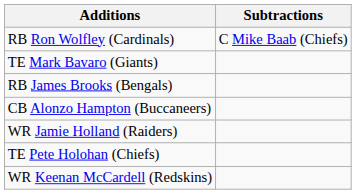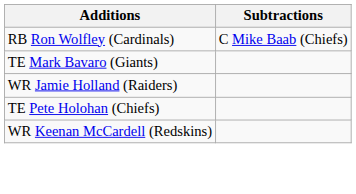- row: (90, 85)
- row: (110, 108)
